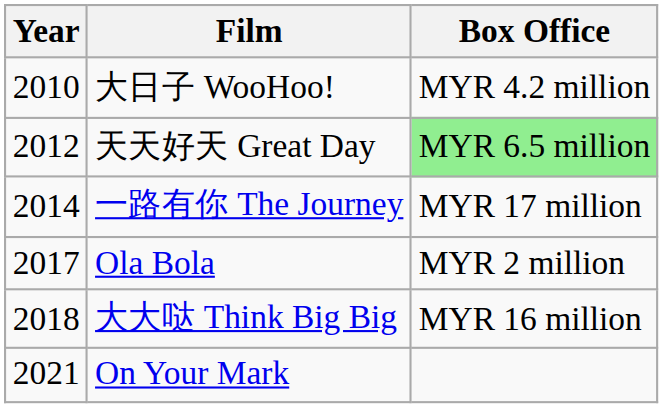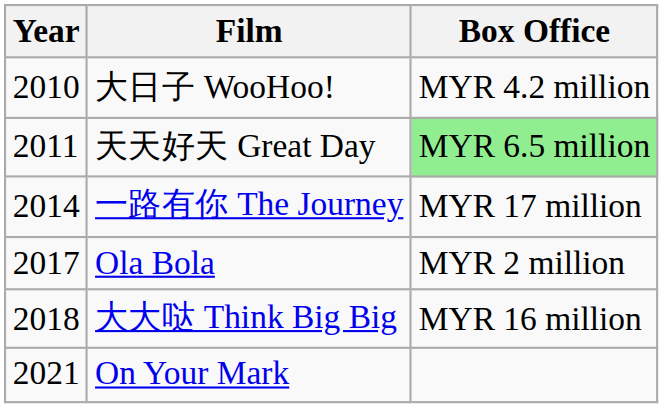(46, 146) 2012 -> (46, 146) 2011
